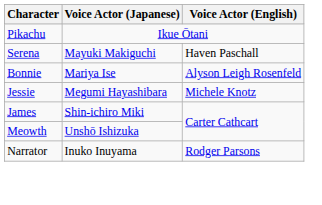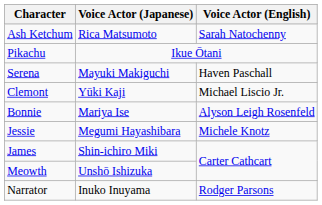+ row: (40, 33)
+ row: (28, 92)
